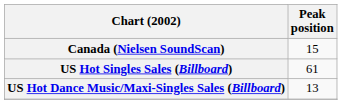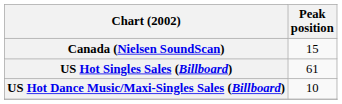(312, 88) 13 -> (312, 88) 10
